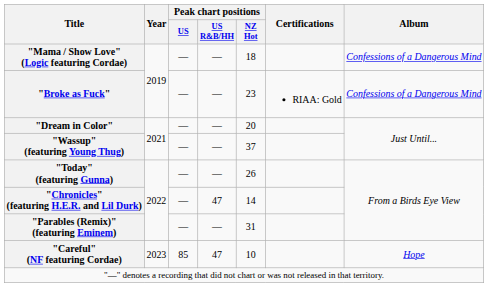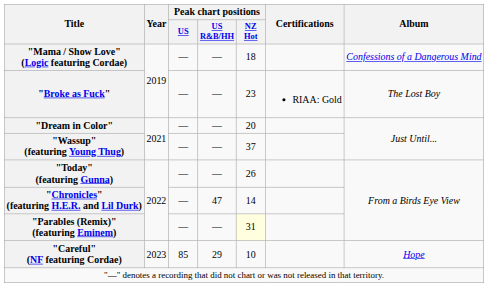(414, 94) Confessions of a Dangerous Mind -> (414, 94) The Lost Boy
(251, 227) no background -> (251, 227) lightyellow background
(217, 254) 47 -> (217, 254) 29
